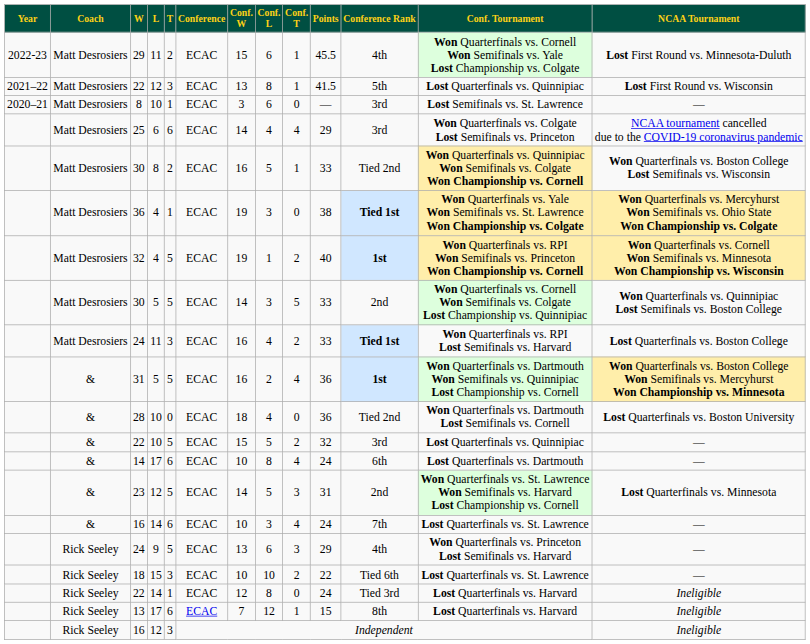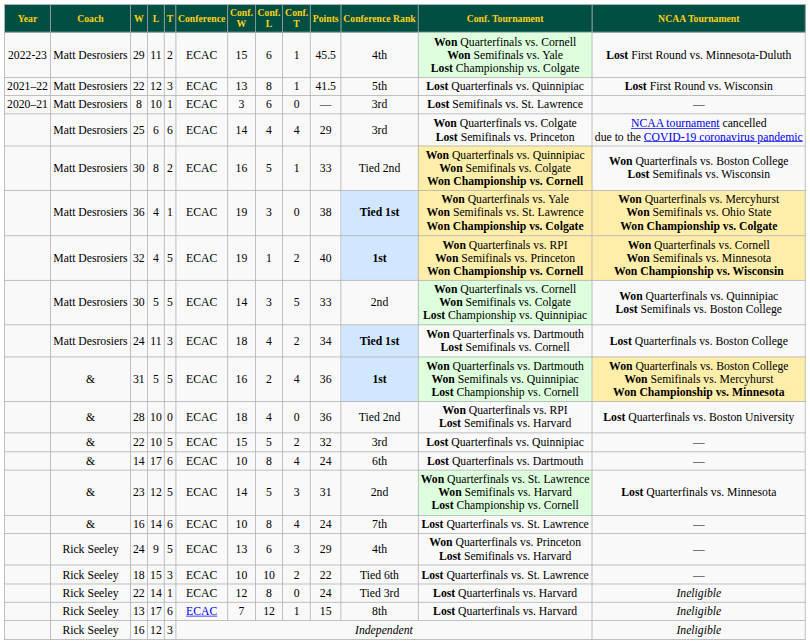(241, 341) 16 -> (241, 341) 18
(326, 341) 33 -> (326, 341) 34
(505, 341) Won Quarterfinals vs. RPI Lost Semifinals vs. Harvard -> (505, 341) Won Quarterfinals vs. Dartmouth Lost Semifinals vs. Cornell
(505, 417) Won Quarterfinals vs. Dartmouth Lost Semifinals vs. Cornell -> (505, 417) Won Quarterfinals vs. RPI Lost Semifinals vs. Harvard
(269, 524) 3 -> (269, 524) 8
